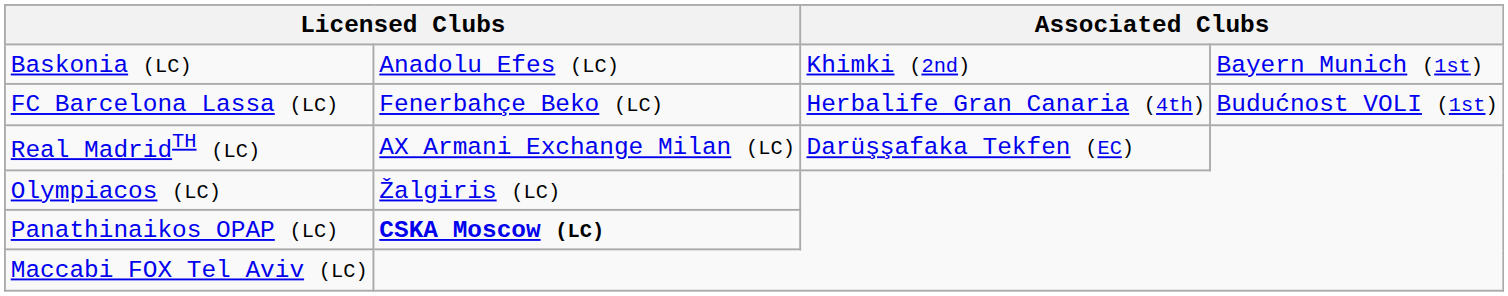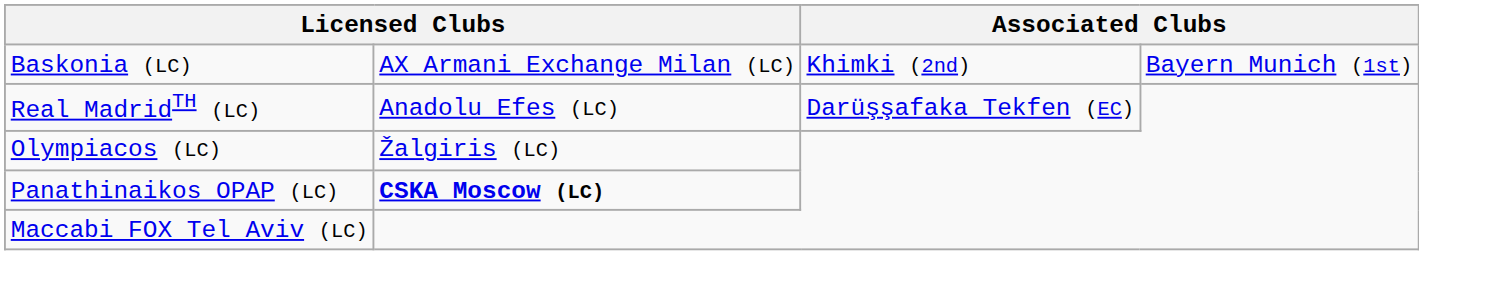(499, 65) Anadolu Efes (LC) -> (587, 65) AX Armani Exchange Milan (LC)
- row: (175, 105)
(587, 147) AX Armani Exchange Milan (LC) -> (499, 108) Anadolu Efes (LC)
